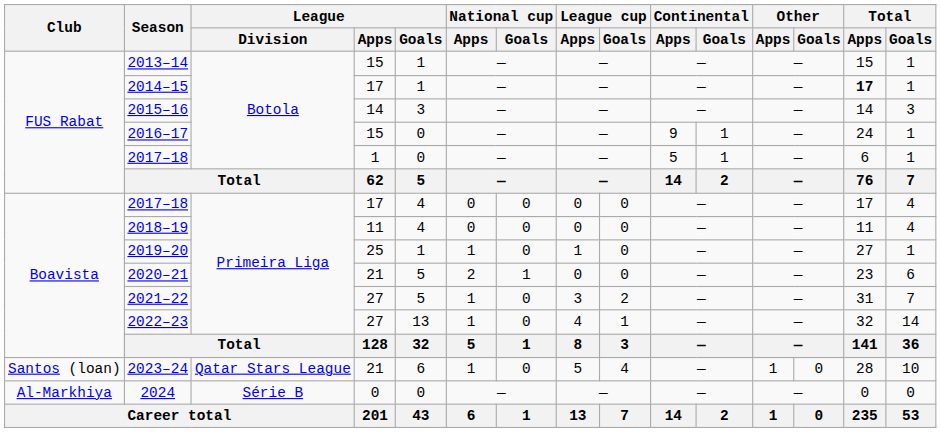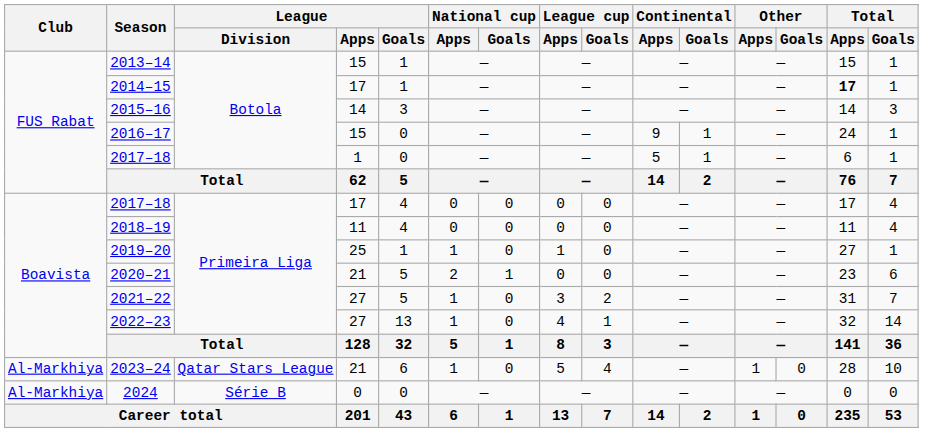(64, 369) Santos (loan) -> (56, 369) Al-Markhiya
